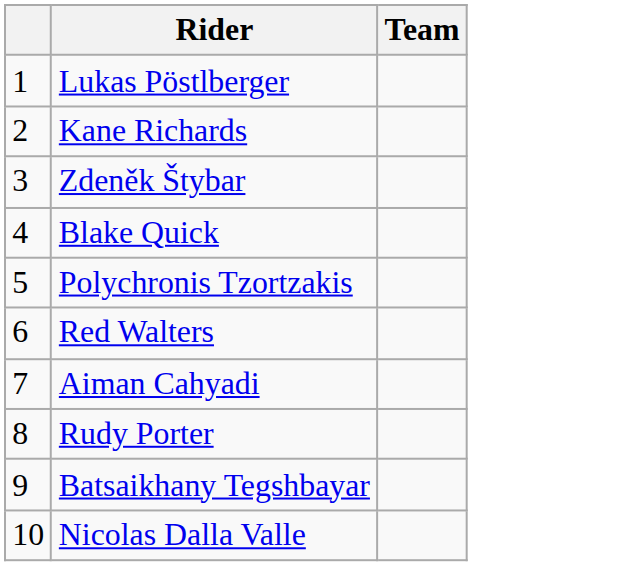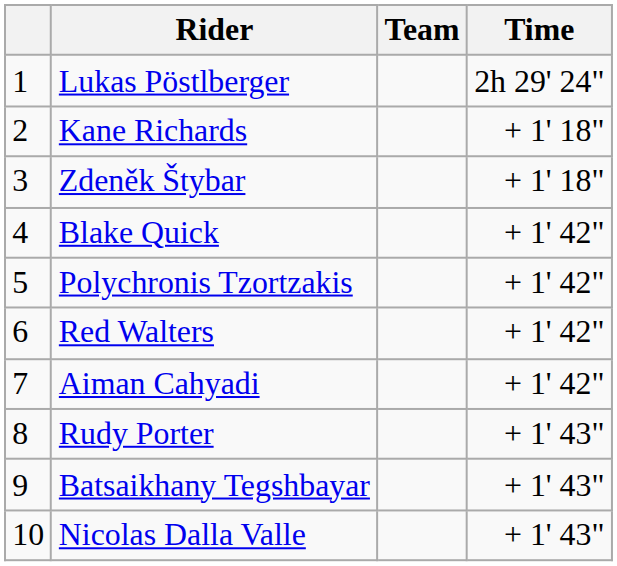+ column: (539, 29)
